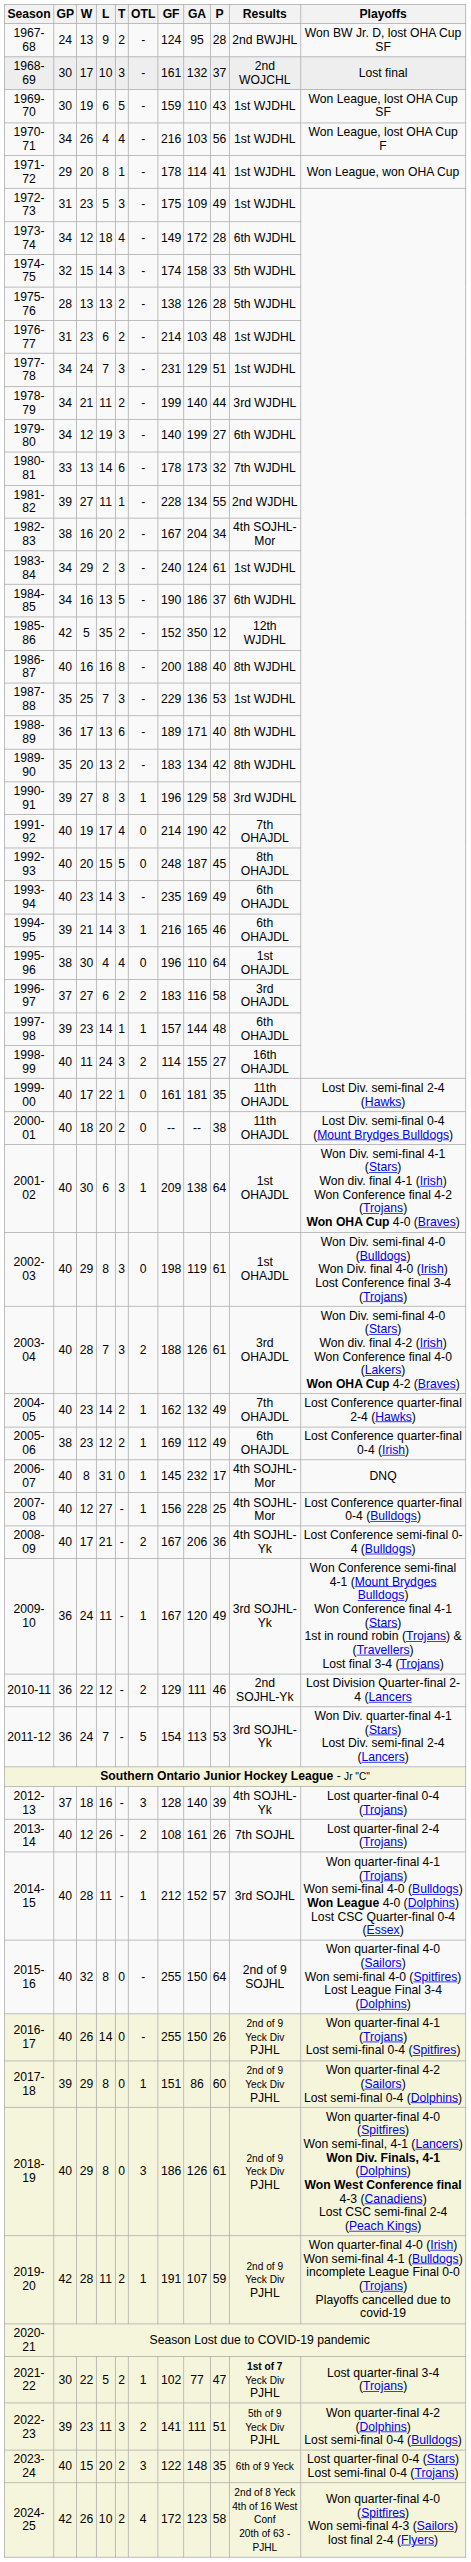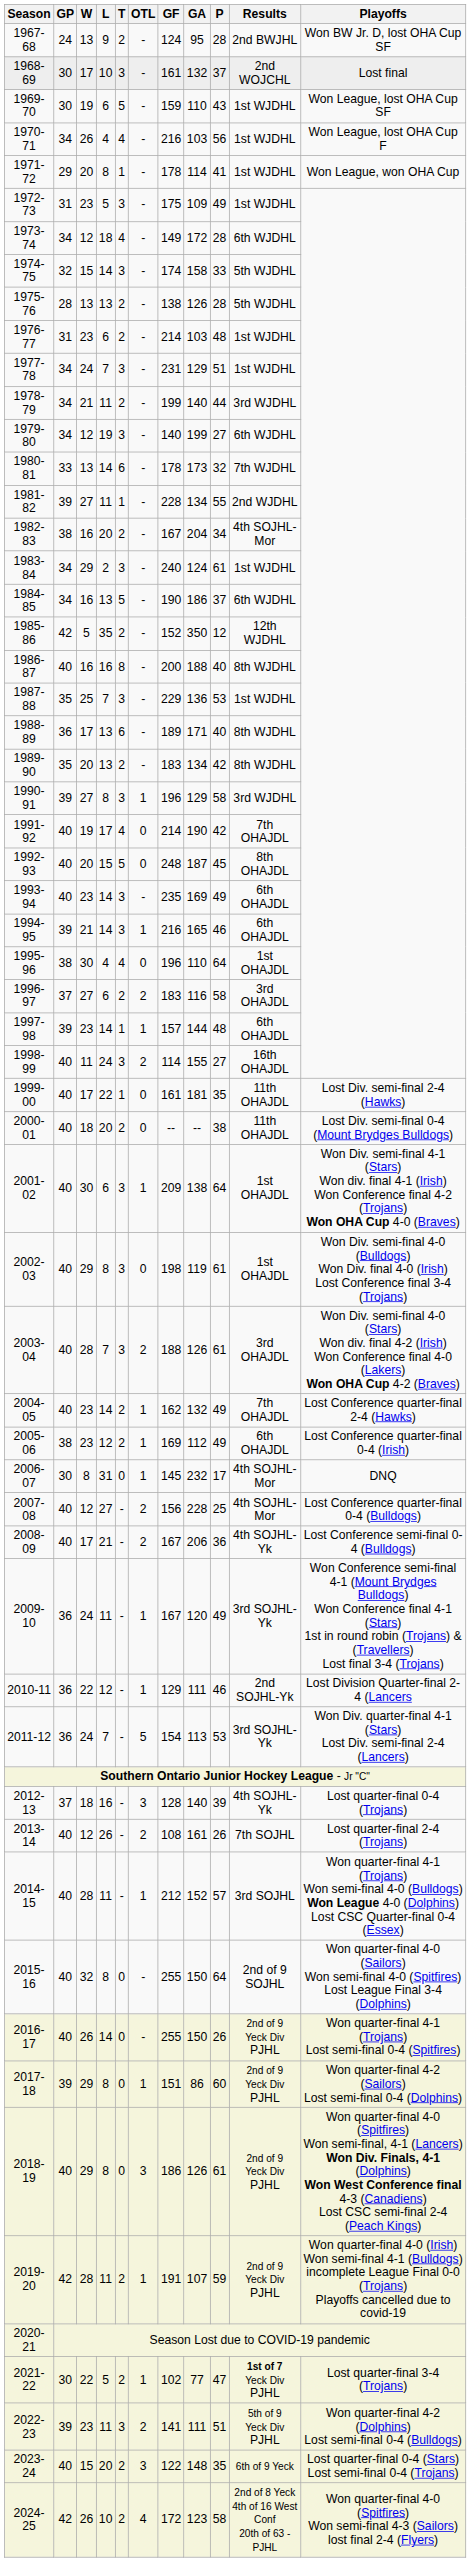(65, 1476) 40 -> (65, 1476) 30
(143, 1509) 1 -> (143, 1509) 2
(143, 1690) 2 -> (143, 1690) 1
